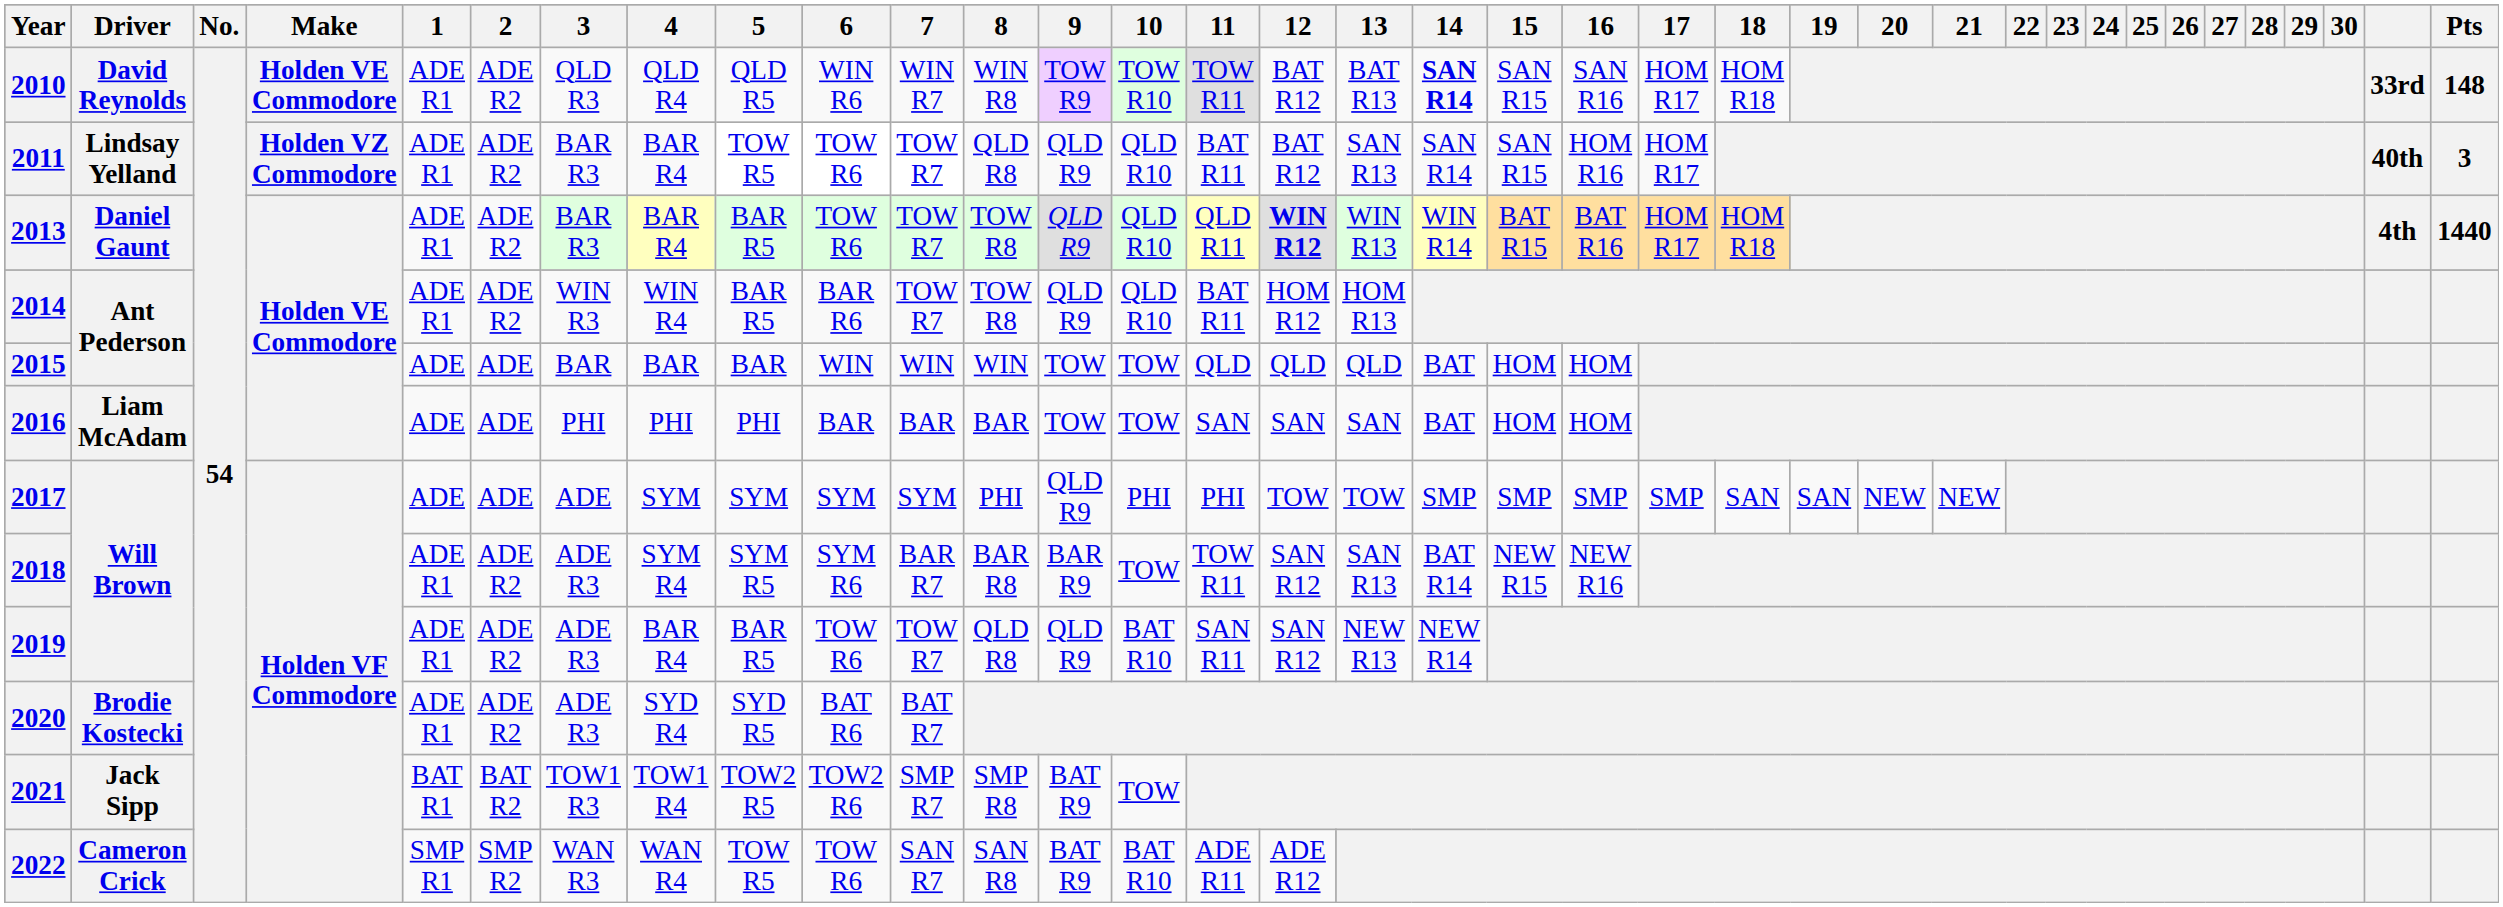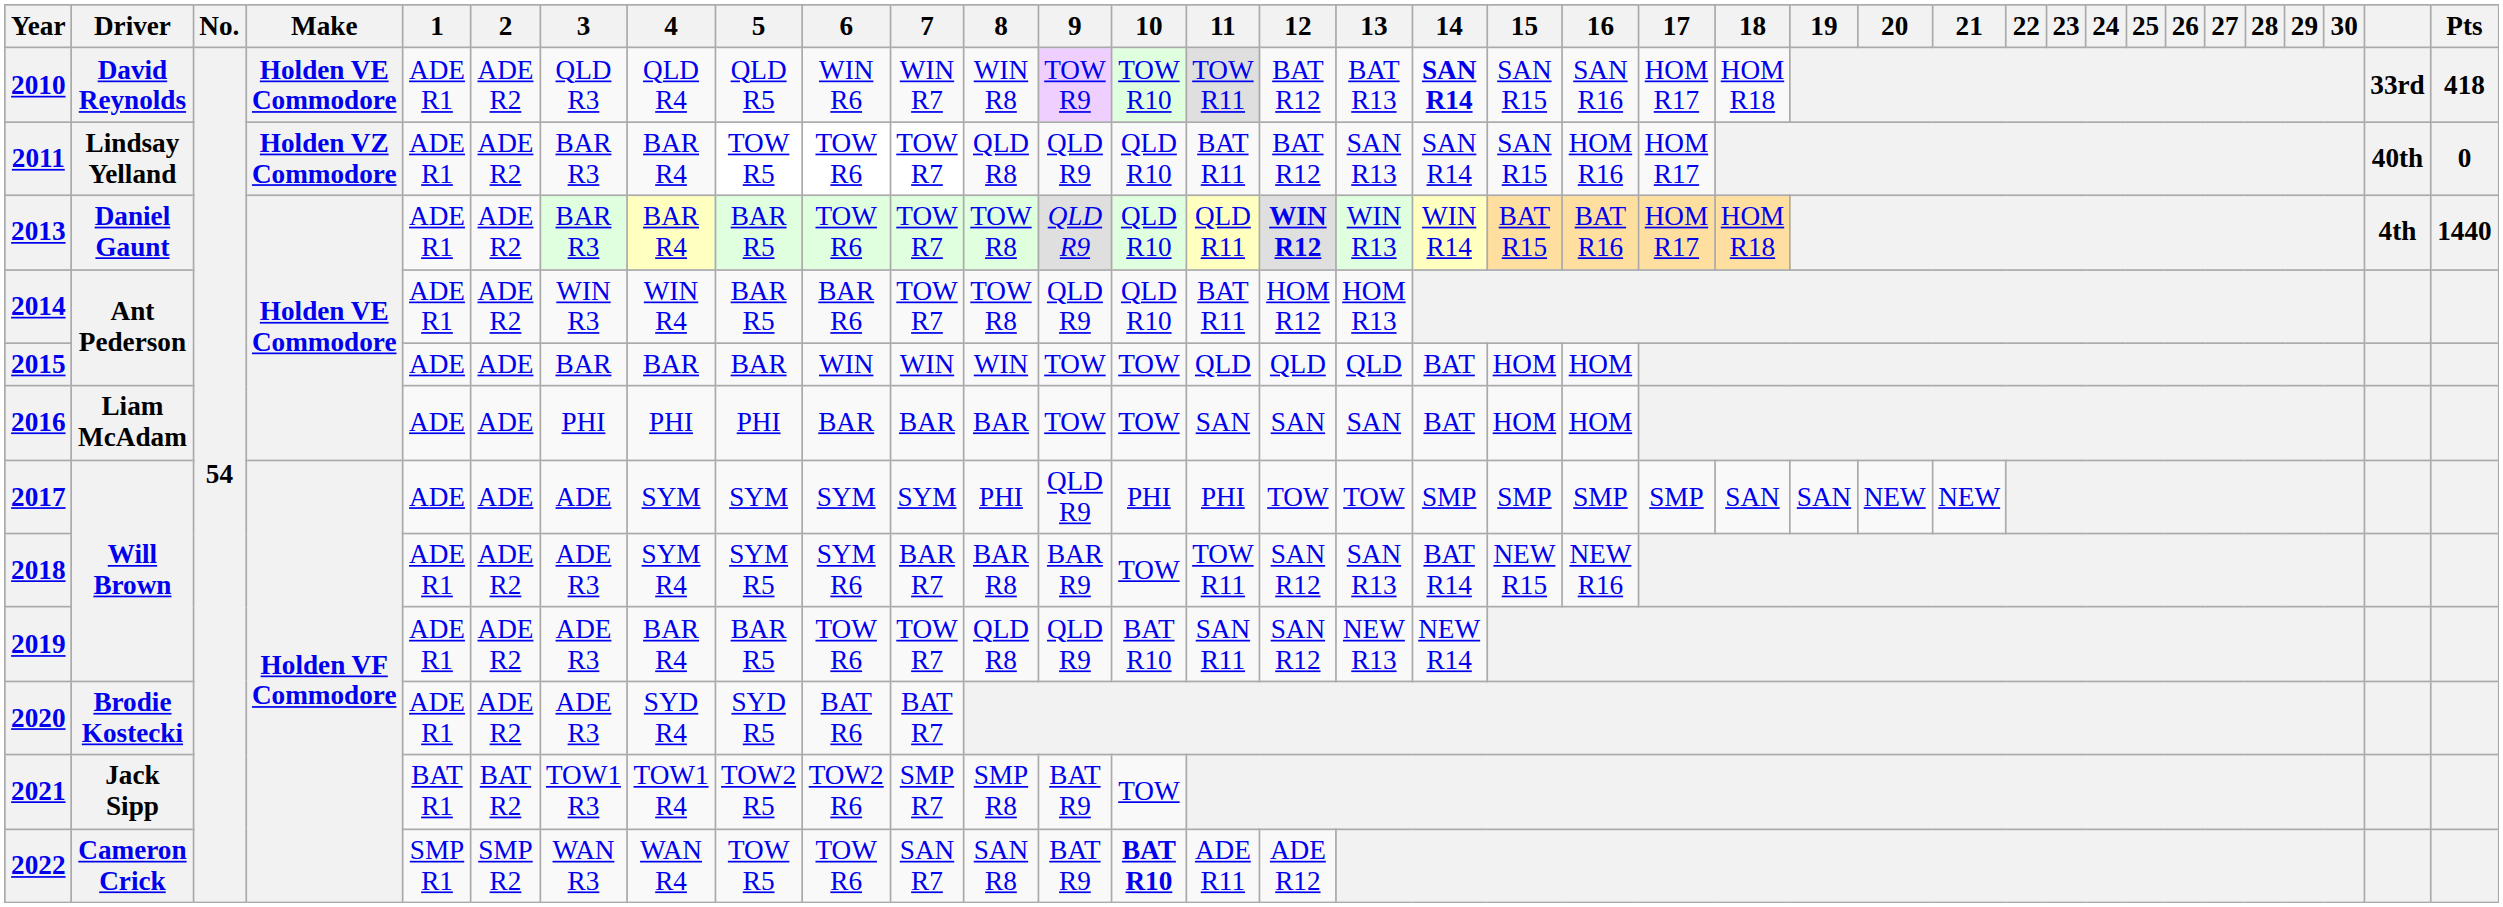(2464, 84) 148 -> (2464, 84) 418
(2464, 158) 3 -> (2464, 158) 0
(1149, 865) normal -> (1149, 865) bold
